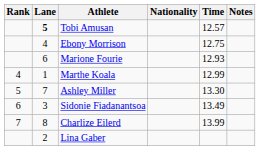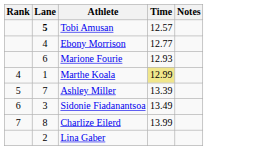- column: (174, 12)
(213, 43) 12.75 -> (161, 43) 12.77
(213, 75) no background -> (161, 75) khaki background
(213, 91) 13.30 -> (161, 91) 13.39
